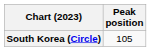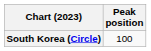(124, 38) 105 -> (124, 38) 100
